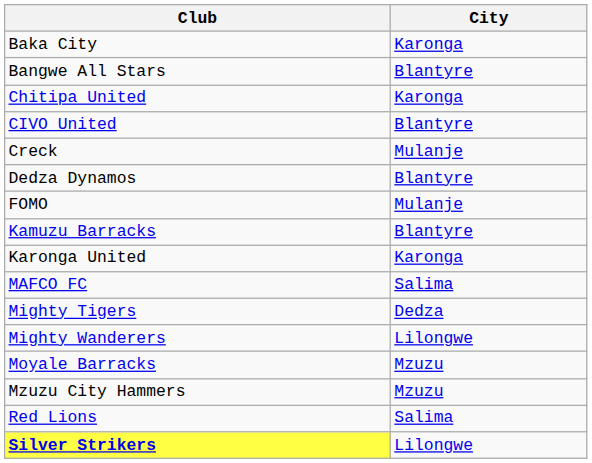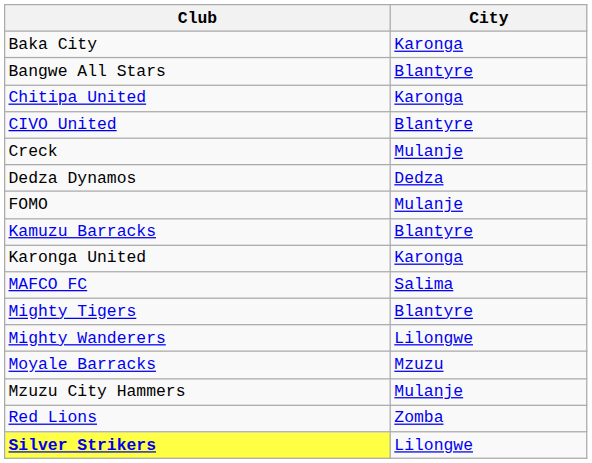(434, 178) Blantyre -> (419, 178) Dedza
(419, 312) Dedza -> (434, 312) Blantyre
(419, 392) Mzuzu -> (429, 392) Mulanje
(424, 418) Salima -> (419, 418) Zomba
